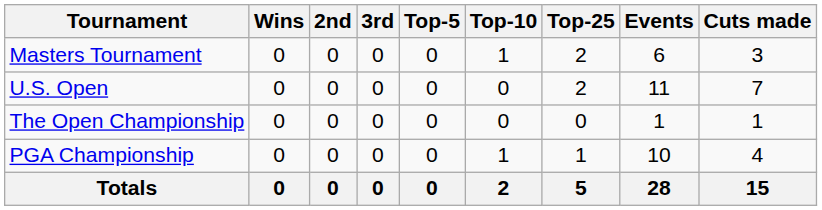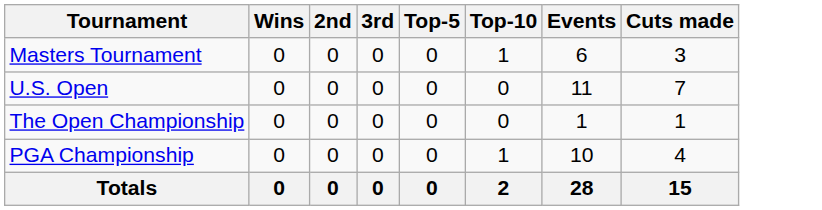- column: (581, 21)
